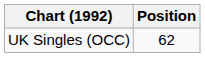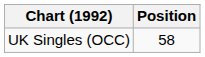(167, 40) 62 -> (167, 40) 58
